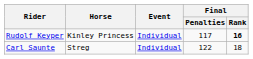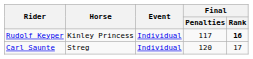(205, 47) 122 -> (205, 47) 120
(238, 47) 18 -> (238, 47) 17
